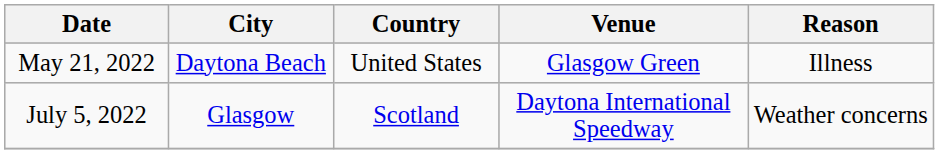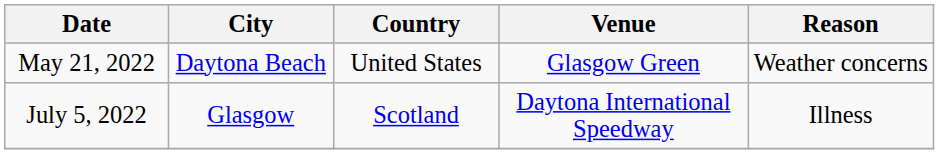(841, 62) Illness -> (841, 62) Weather concerns
(841, 115) Weather concerns -> (841, 115) Illness
